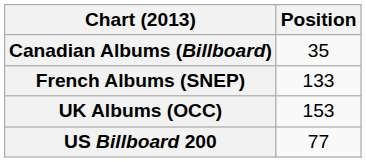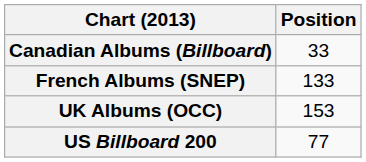(319, 50) 35 -> (319, 50) 33
